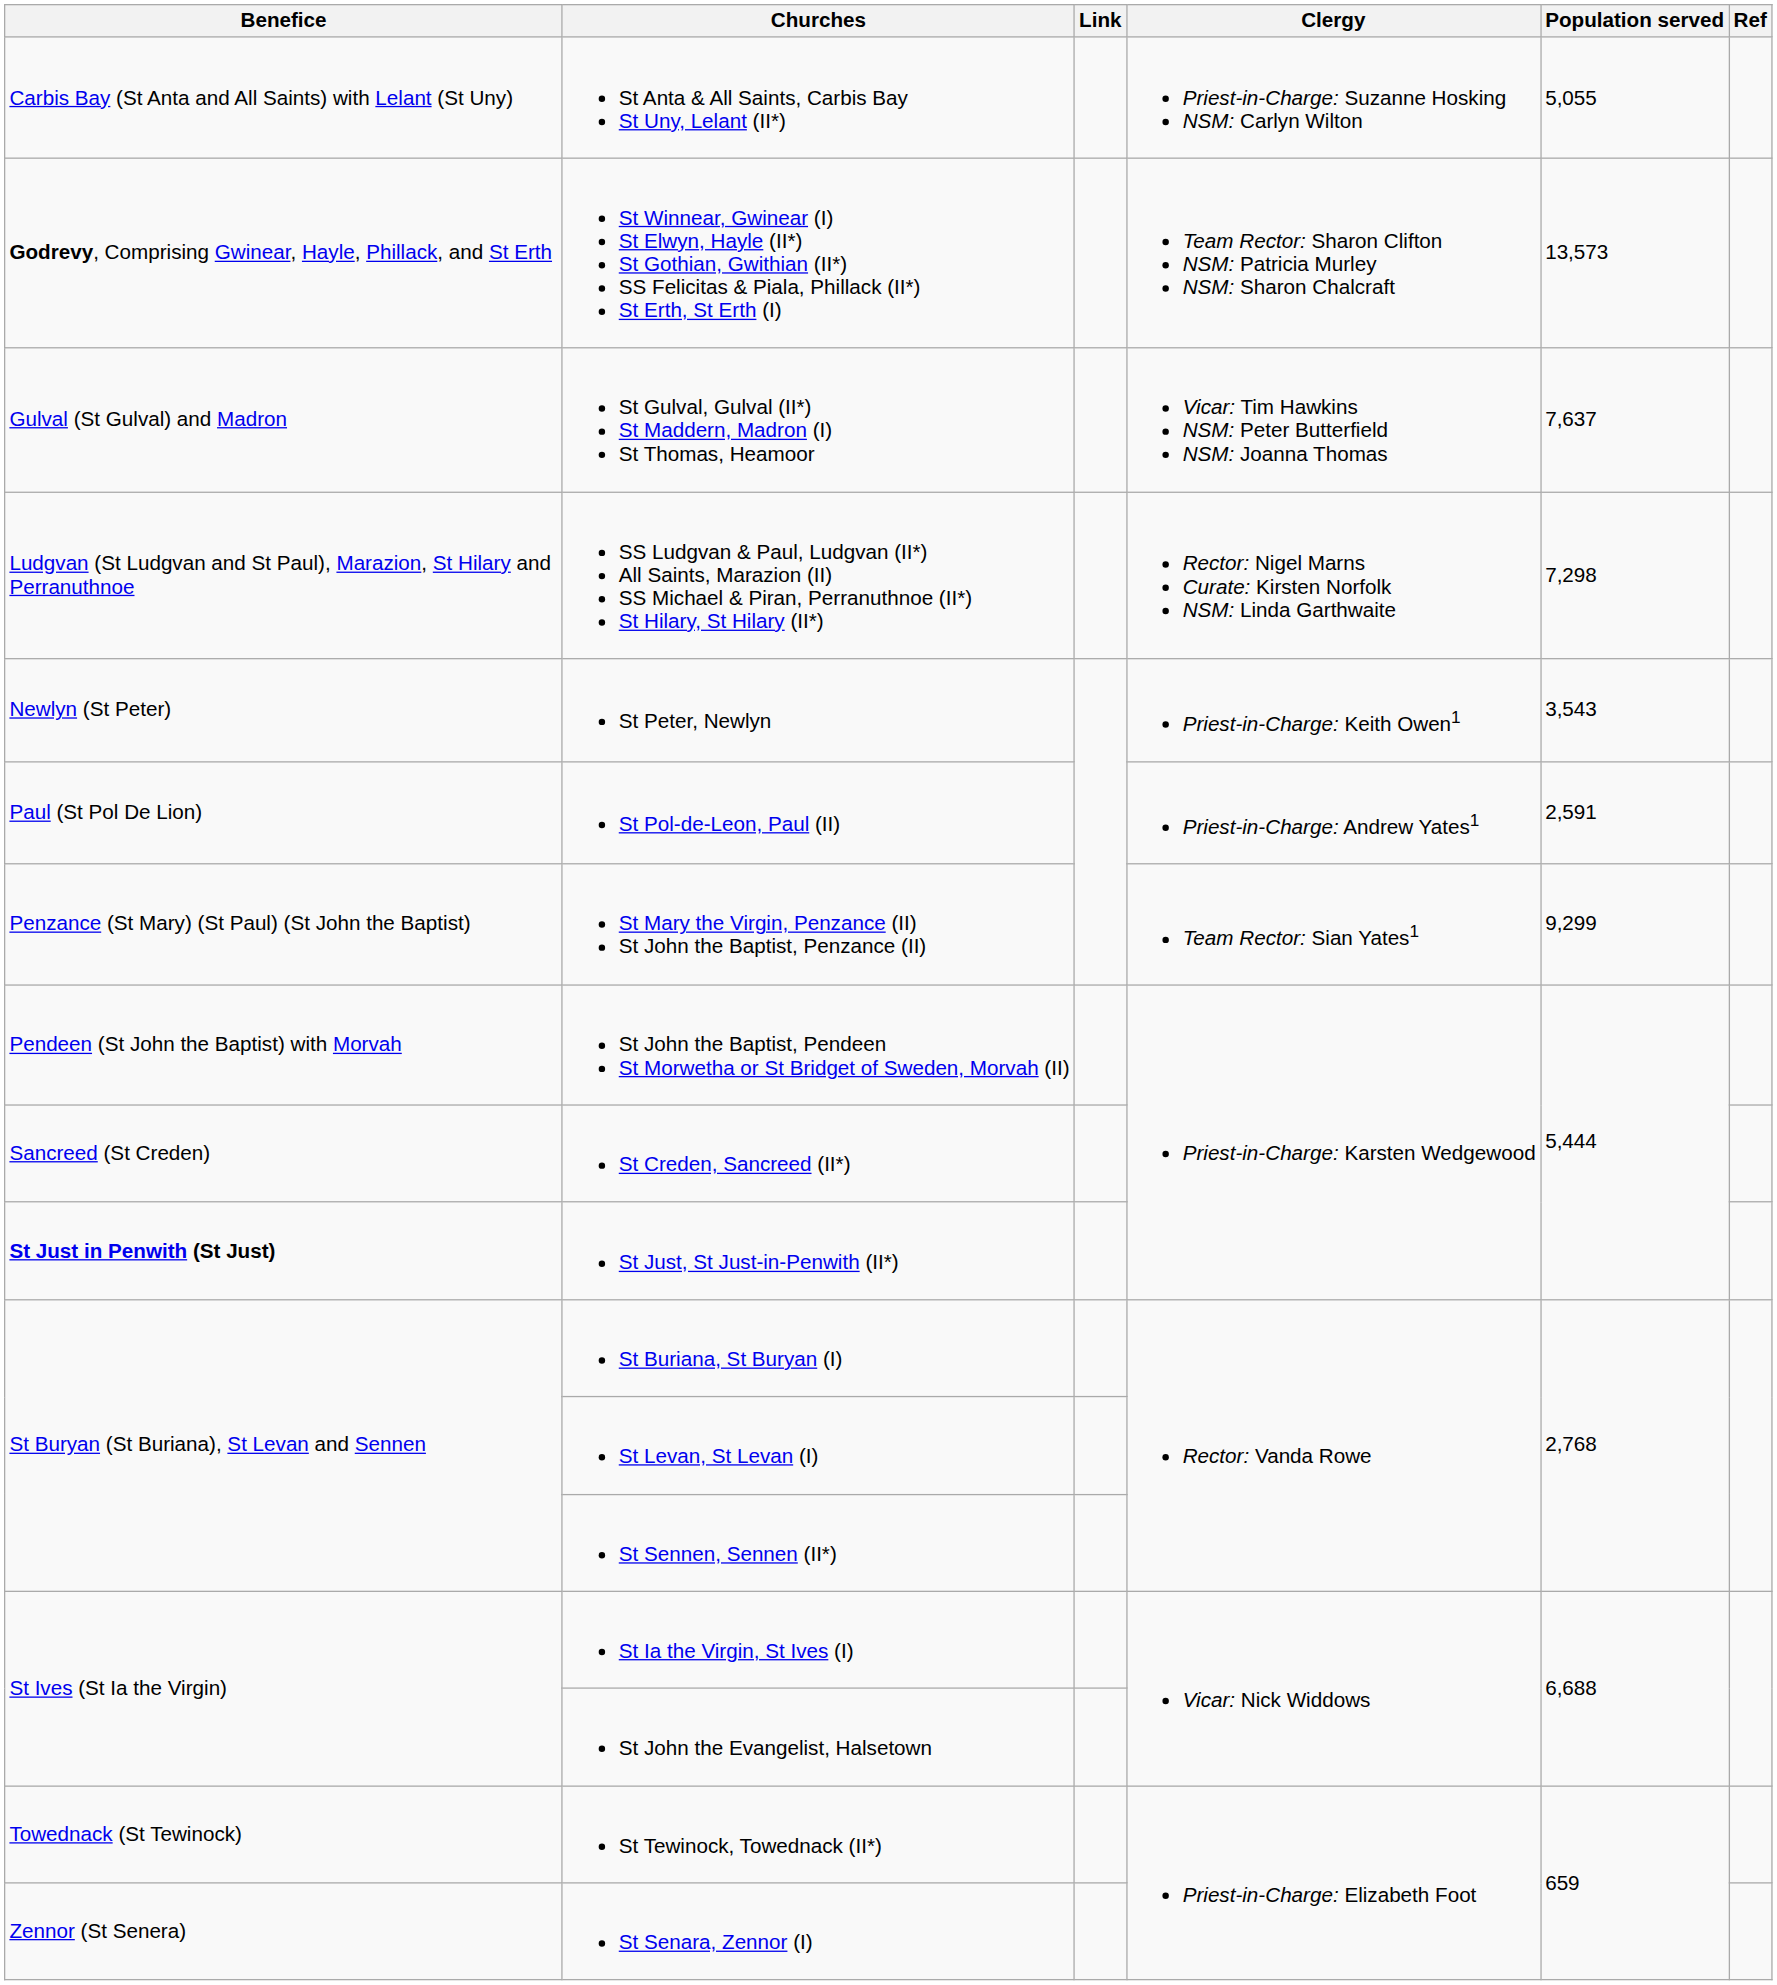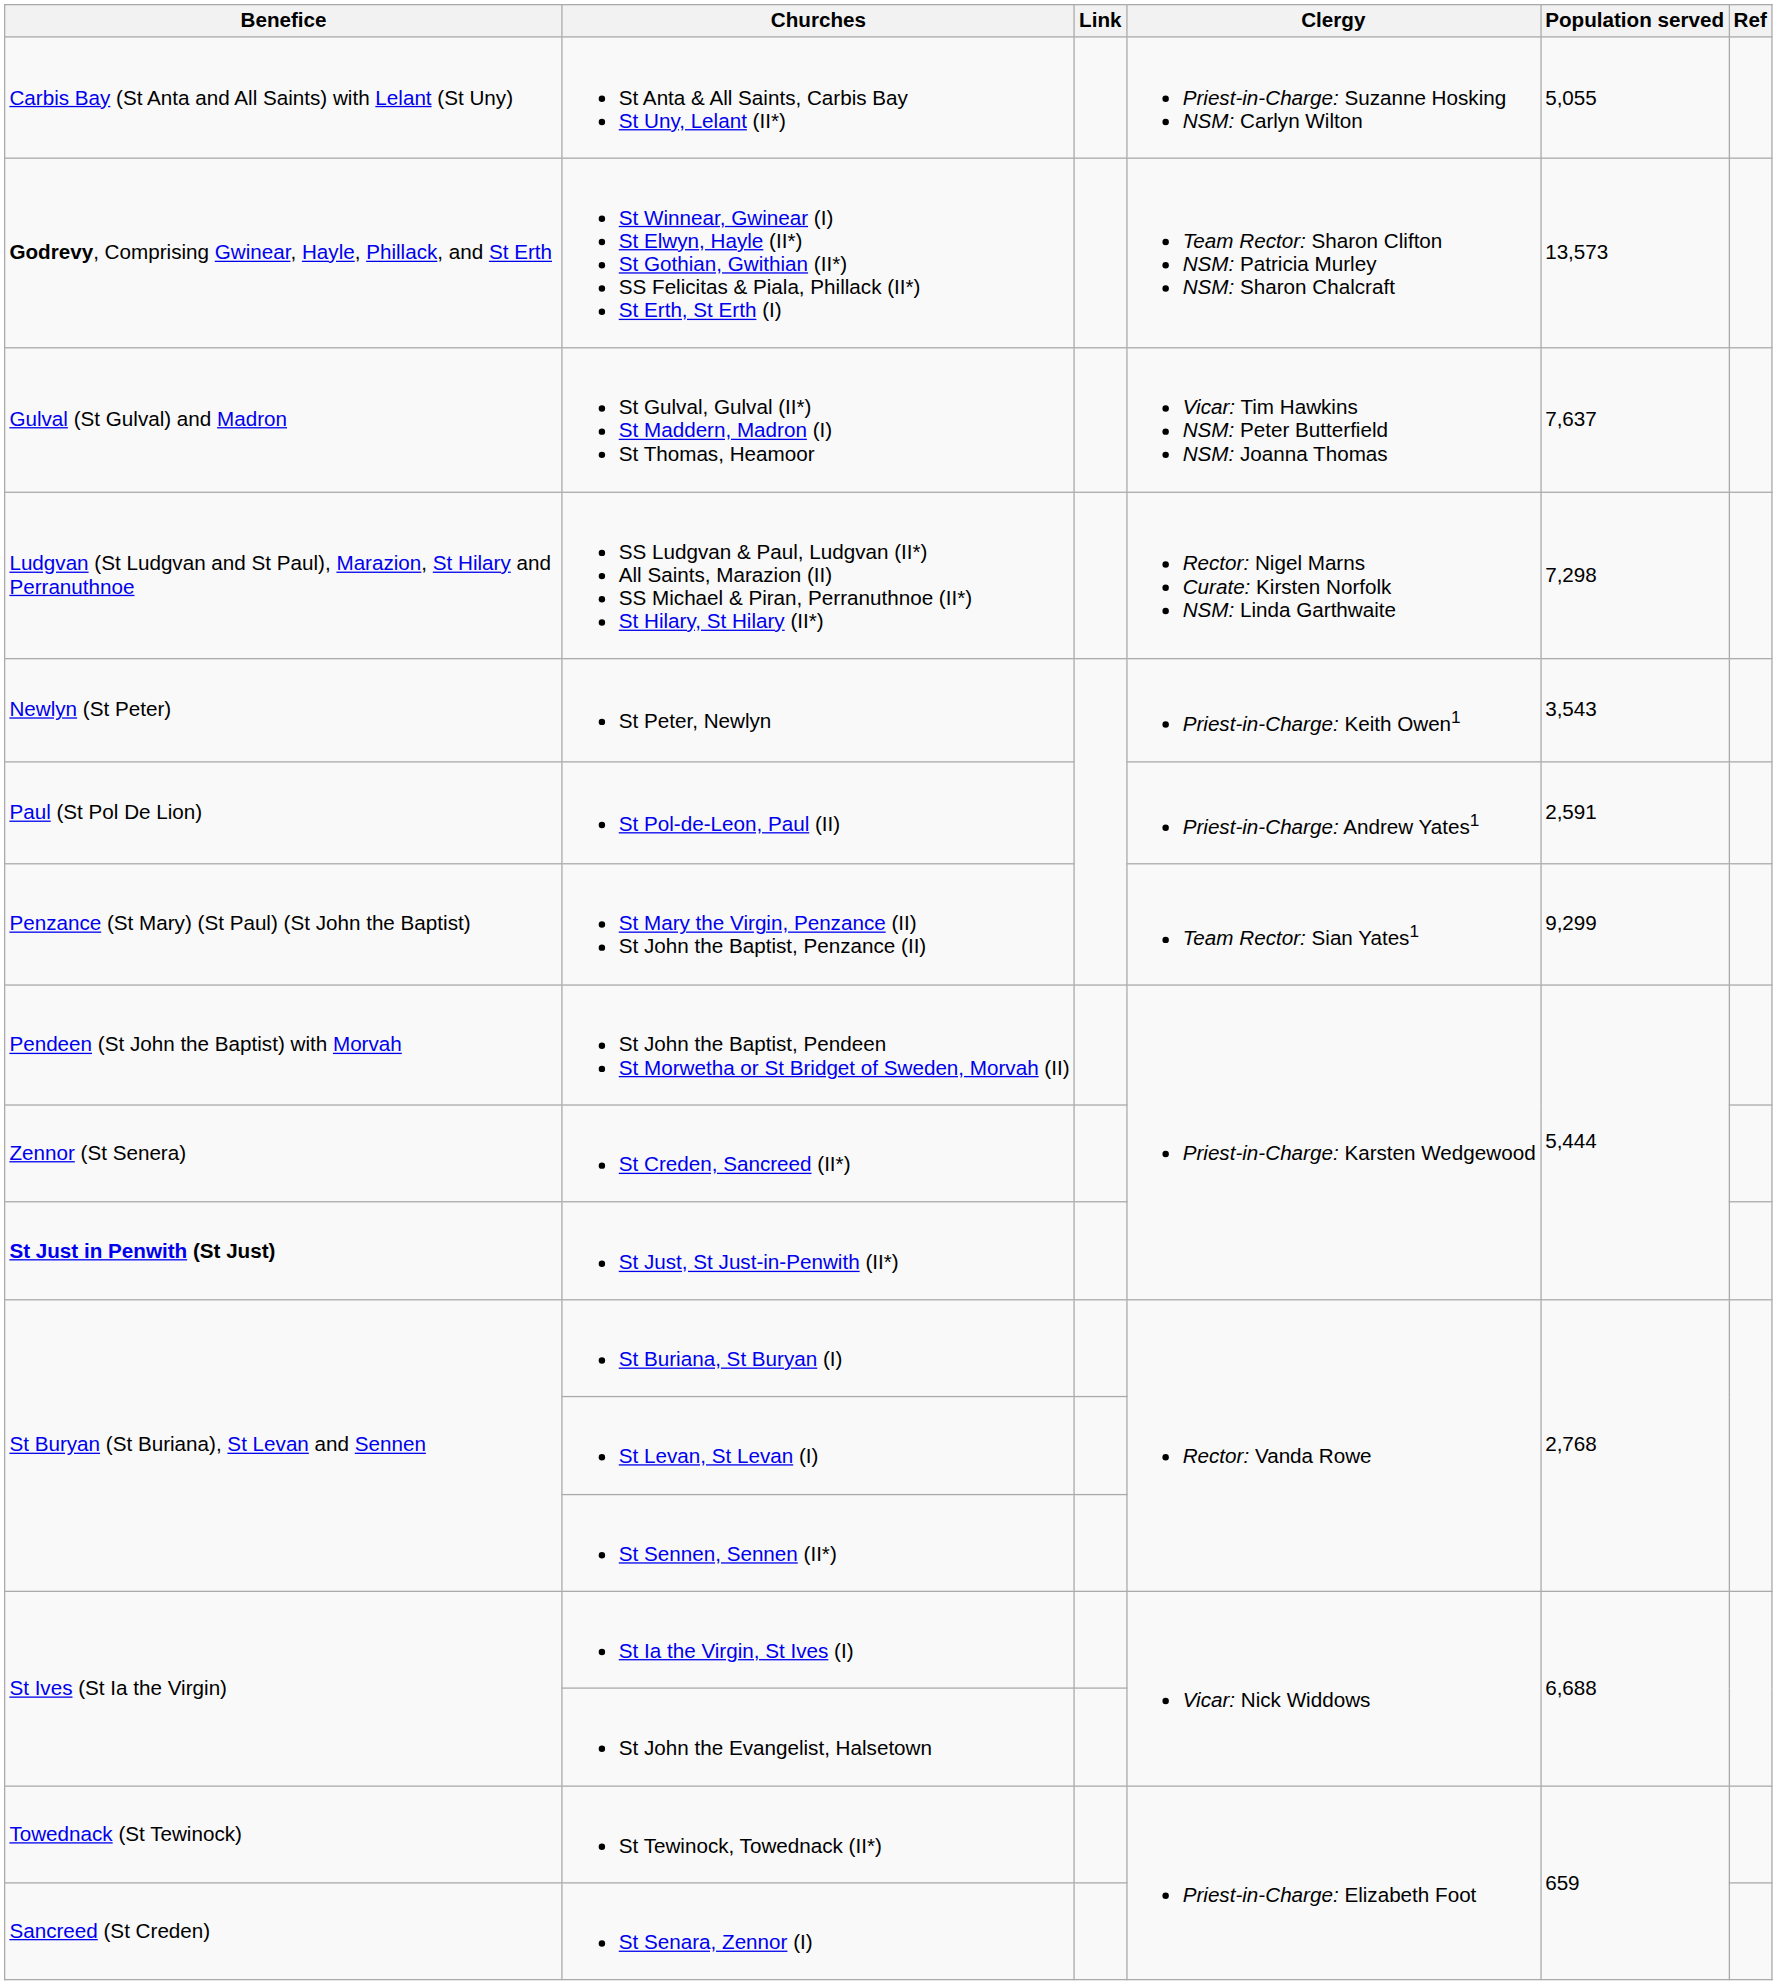(110, 1153) Sancreed (St Creden) -> (98, 1153) Zennor (St Senera)
(98, 1931) Zennor (St Senera) -> (110, 1931) Sancreed (St Creden)
